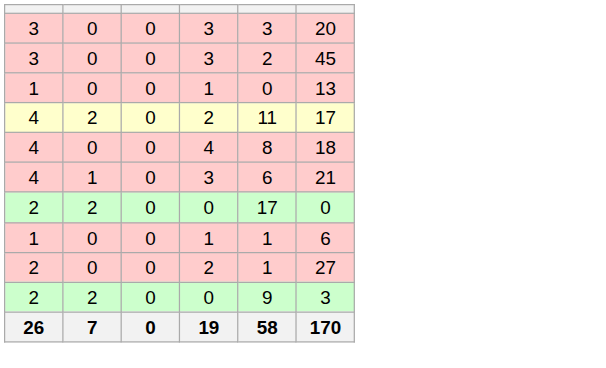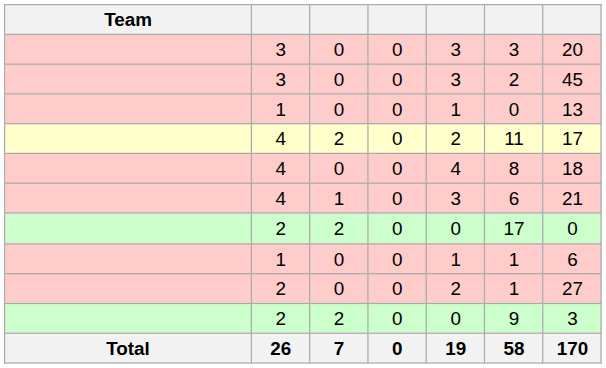+ column: (128, 20)
